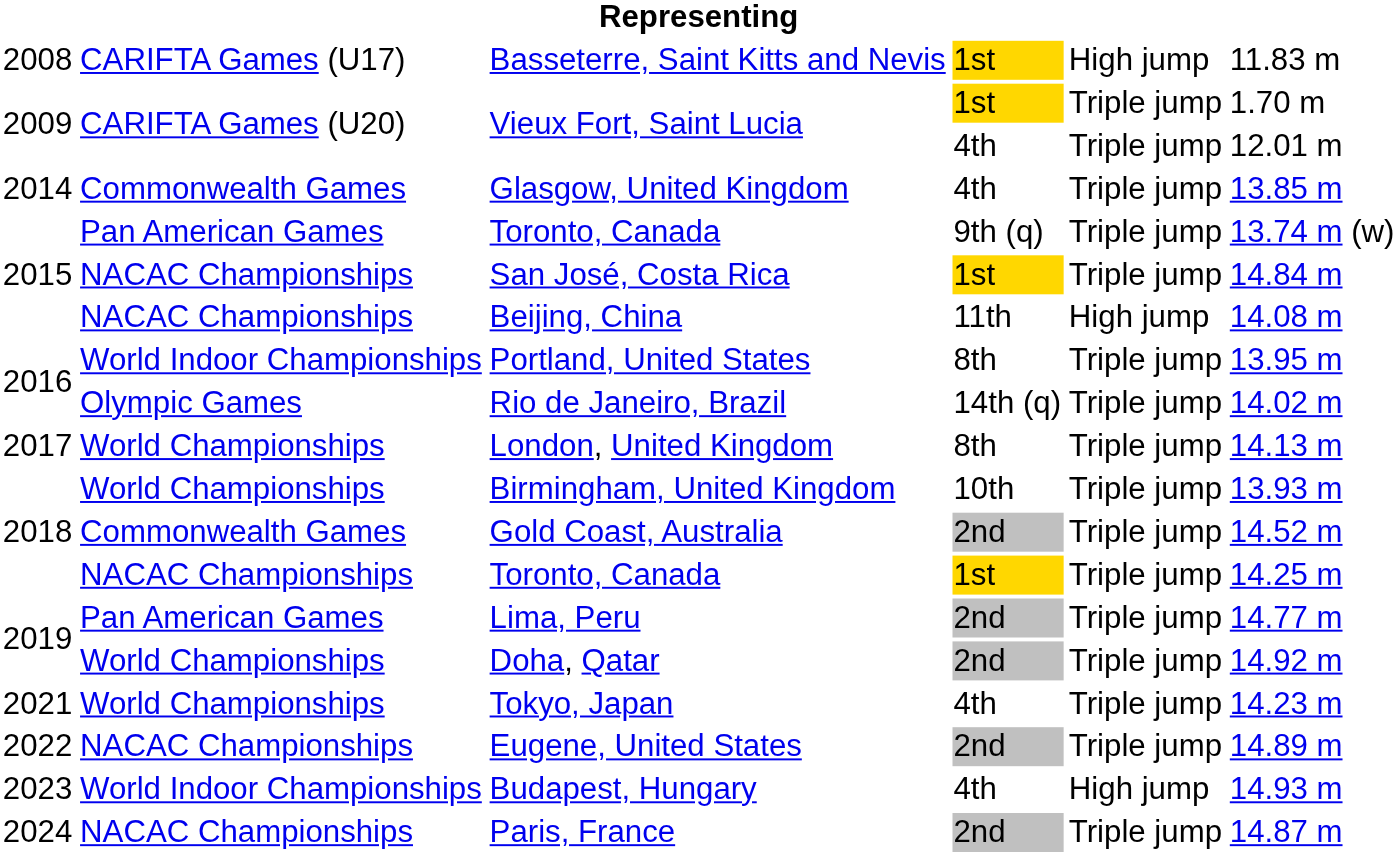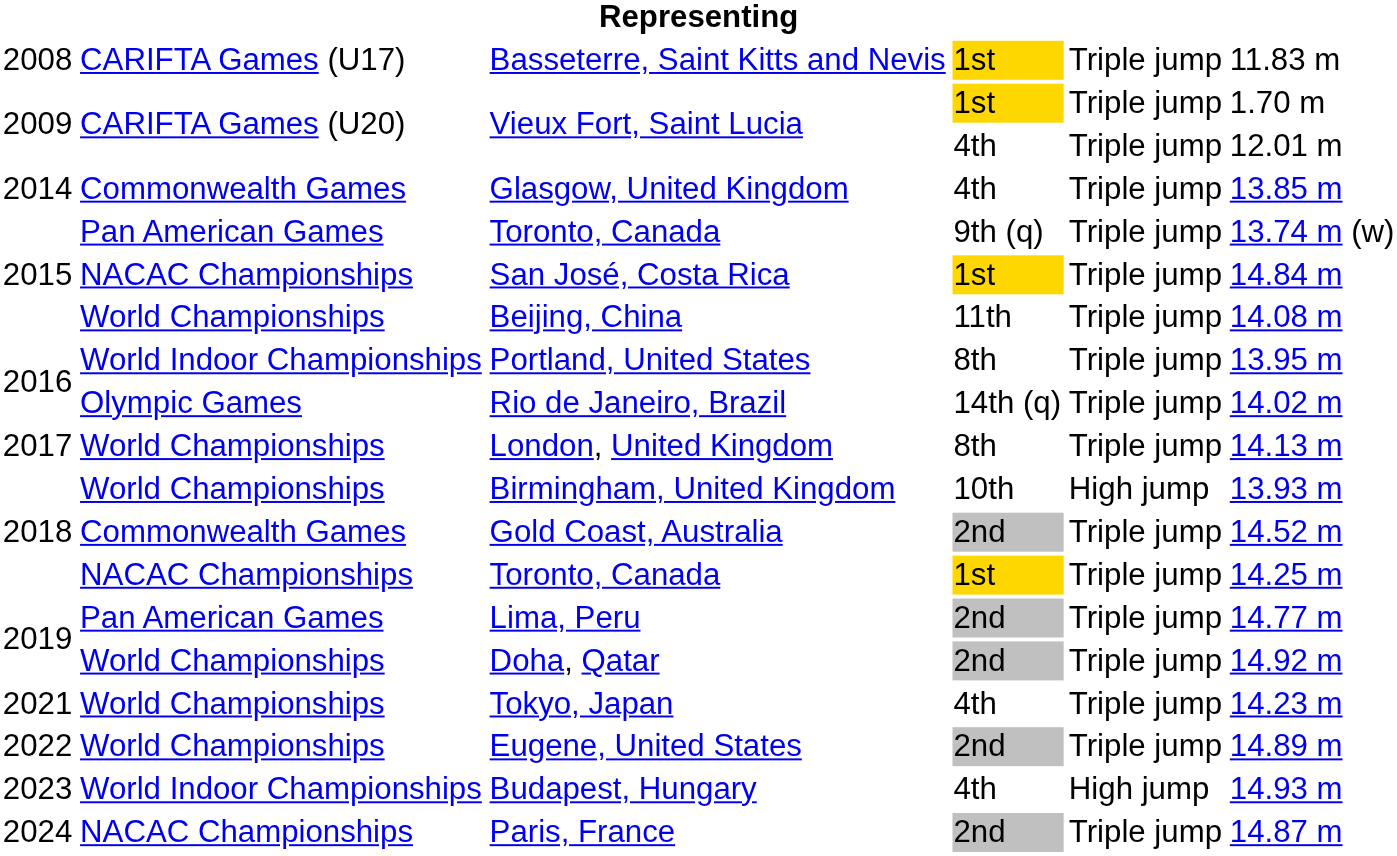(1139, 59) High jump -> (1145, 59) Triple jump
(247, 317) NACAC Championships -> (232, 317) World Championships
(1139, 317) High jump -> (1145, 317) Triple jump
(1145, 488) Triple jump -> (1139, 488) High jump
(247, 746) NACAC Championships -> (232, 746) World Championships
